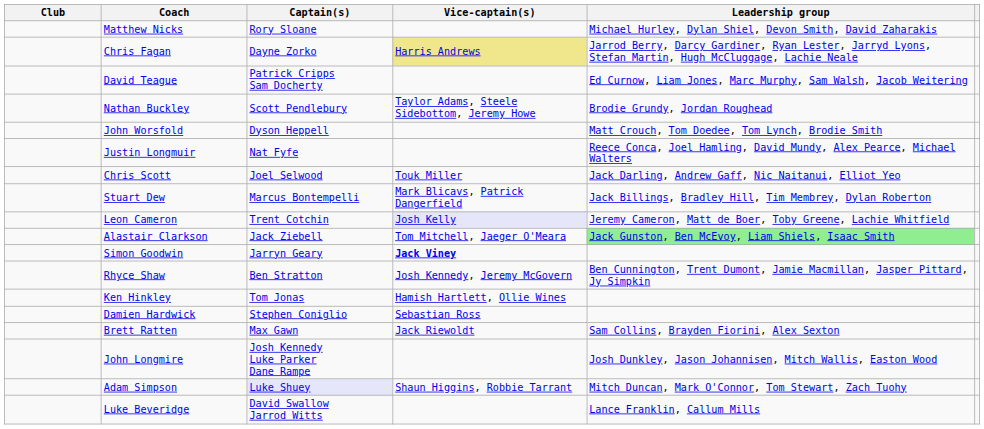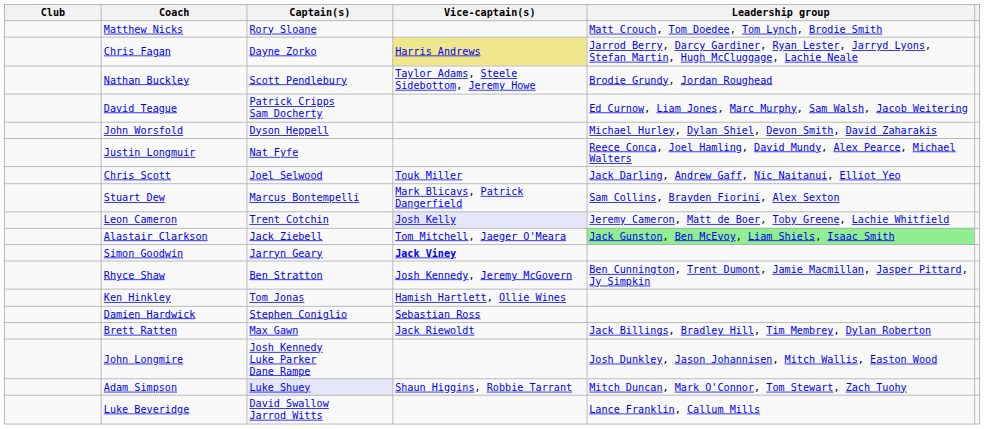(763, 29) Michael Hurley, Dylan Shiel, Devon Smith, David Zaharakis -> (736, 29) Matt Crouch, Tom Doedee, Tom Lynch, Brodie Smith
rows swapped: (140, 80) <-> (147, 108)
(736, 130) Matt Crouch, Tom Doedee, Tom Lynch, Brodie Smith -> (763, 130) Michael Hurley, Dylan Shiel, Devon Smith, David Zaharakis
(760, 198) Jack Billings, Bradley Hill, Tim Membrey, Dylan Roberton -> (714, 198) Sam Collins, Brayden Fiorini, Alex Sexton
(714, 331) Sam Collins, Brayden Fiorini, Alex Sexton -> (760, 331) Jack Billings, Bradley Hill, Tim Membrey, Dylan Roberton
